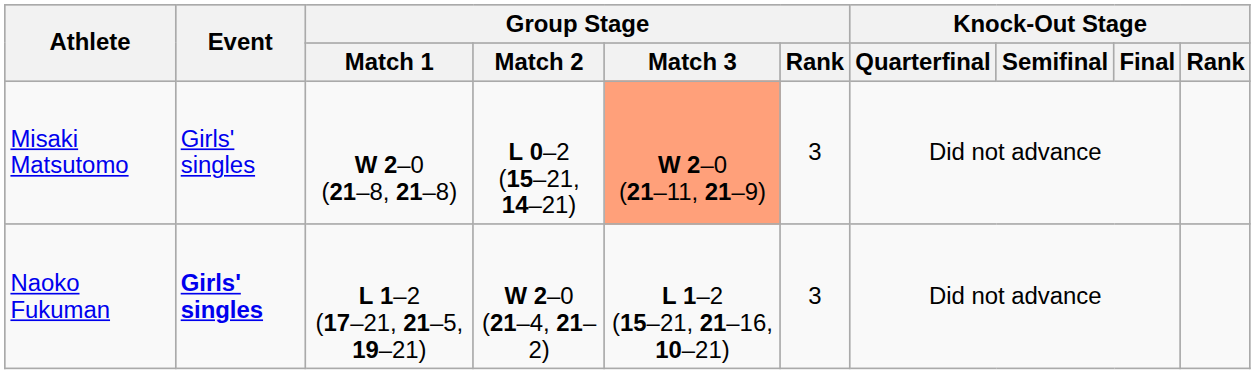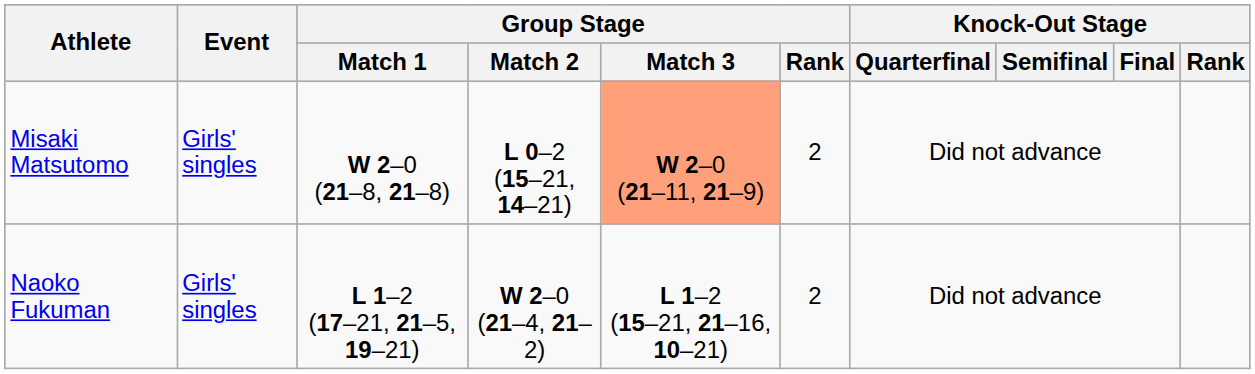(815, 153) 3 -> (815, 153) 2
(222, 297) bold -> (219, 297) normal
(815, 297) 3 -> (815, 297) 2
